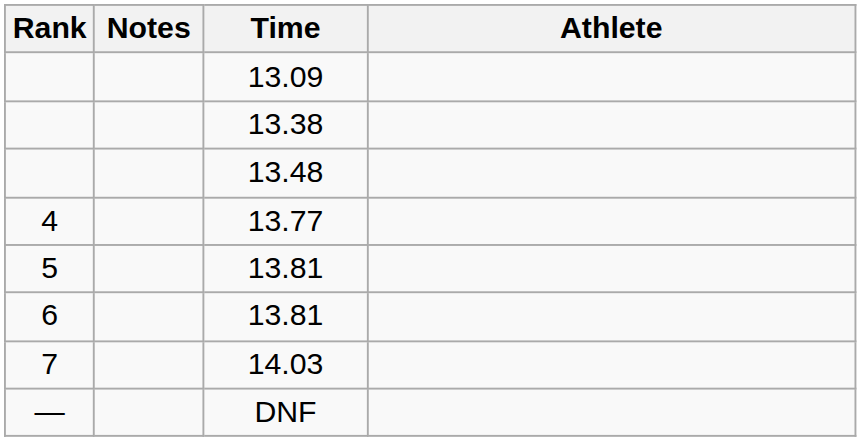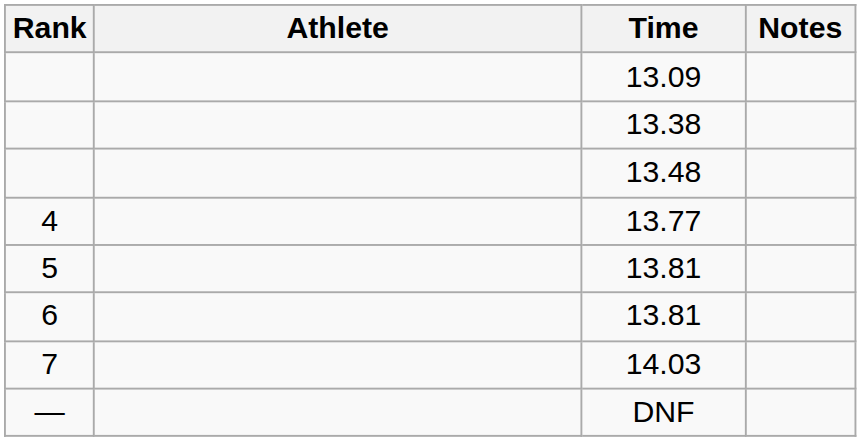columns swapped: (611, 28) <-> (149, 28)
